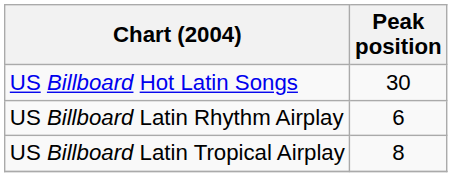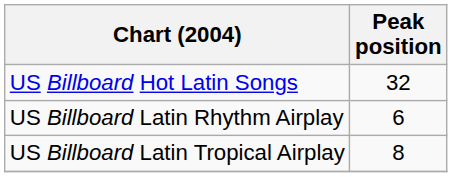(398, 82) 30 -> (398, 82) 32
